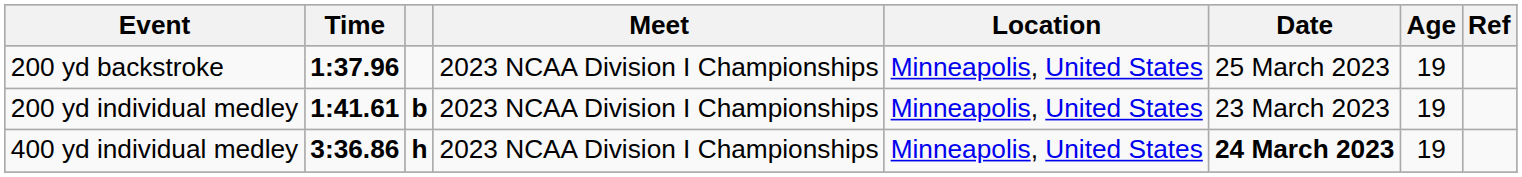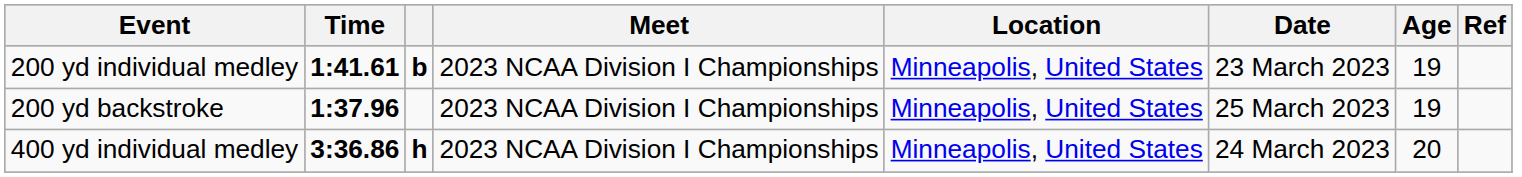rows swapped: (117, 66) <-> (155, 108)
(1305, 150) bold -> (1302, 150) normal
(1431, 150) 19 -> (1427, 150) 20
